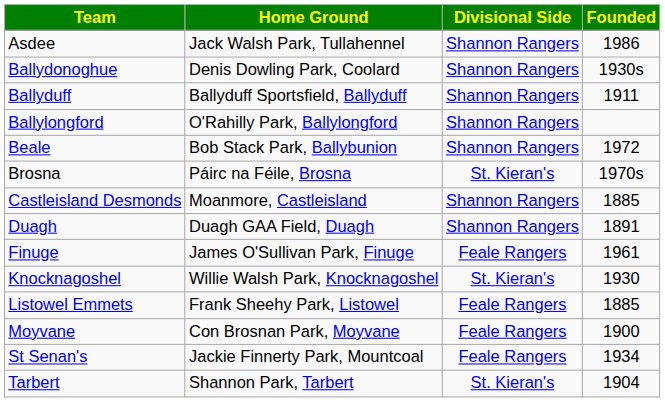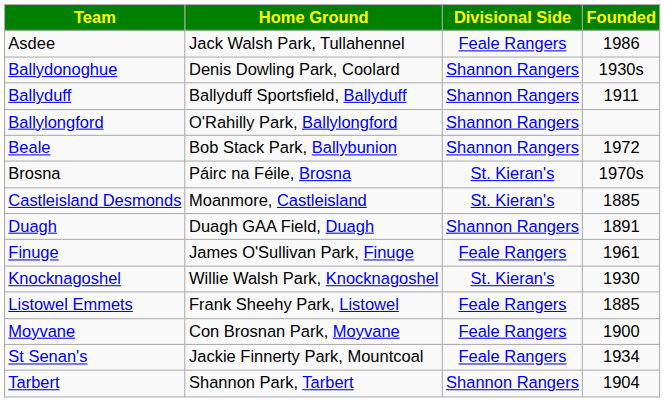(513, 43) Shannon Rangers -> (513, 43) Feale Rangers
(513, 200) Shannon Rangers -> (512, 200) St. Kieran's
(512, 383) St. Kieran's -> (513, 383) Shannon Rangers
